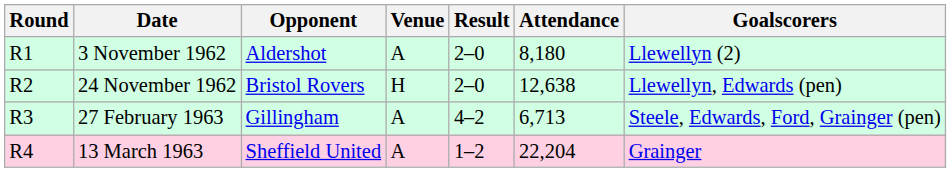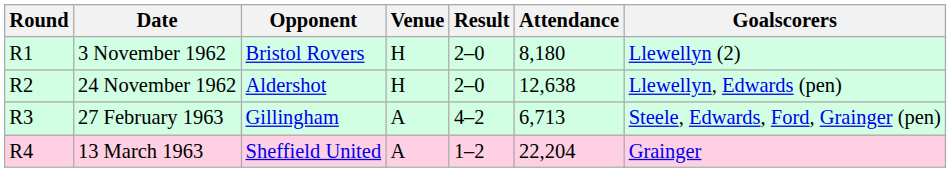(286, 53) Aldershot -> (305, 53) Bristol Rovers
(398, 53) A -> (398, 53) H
(305, 85) Bristol Rovers -> (286, 85) Aldershot
